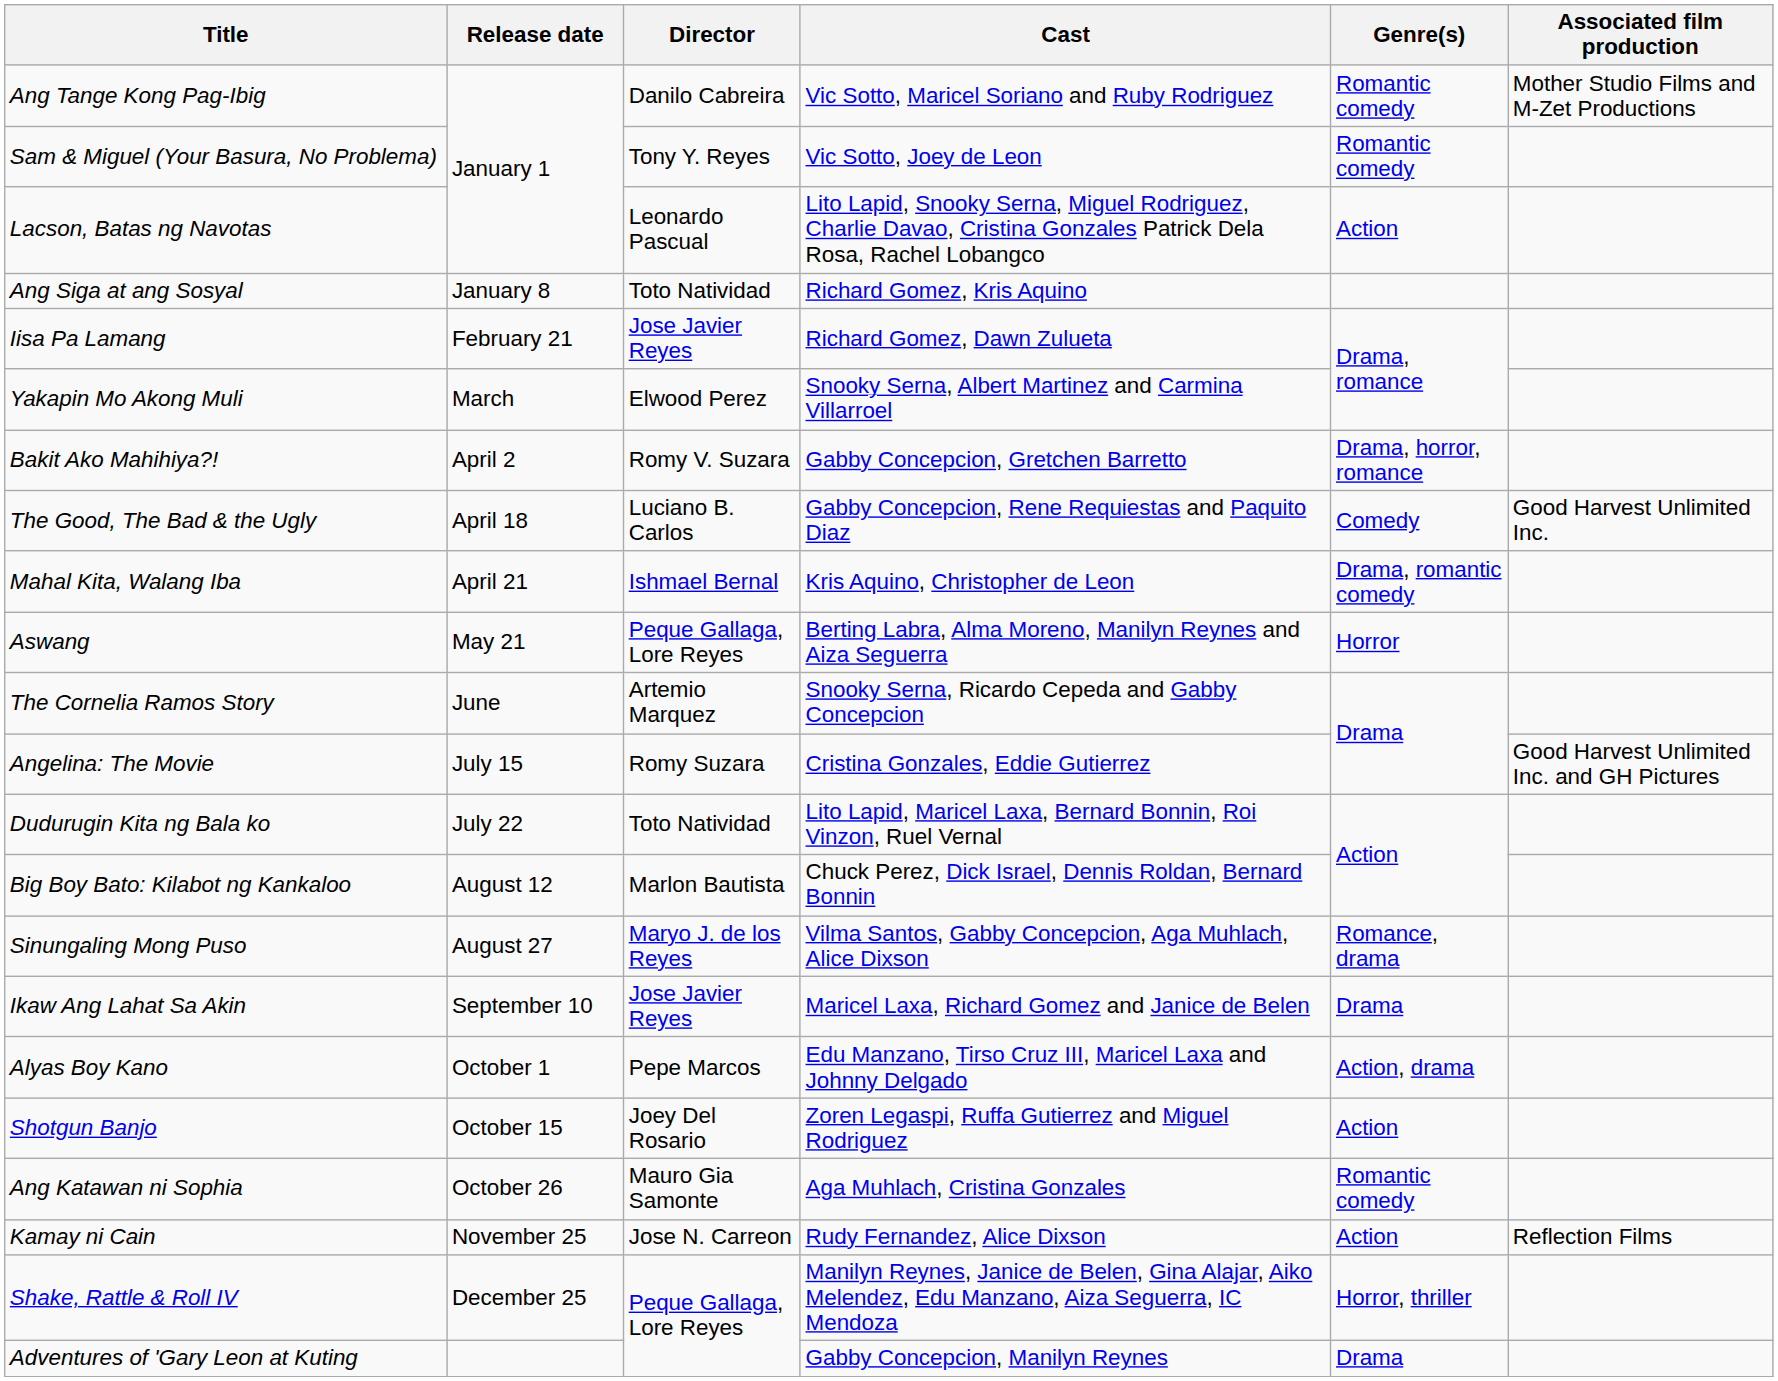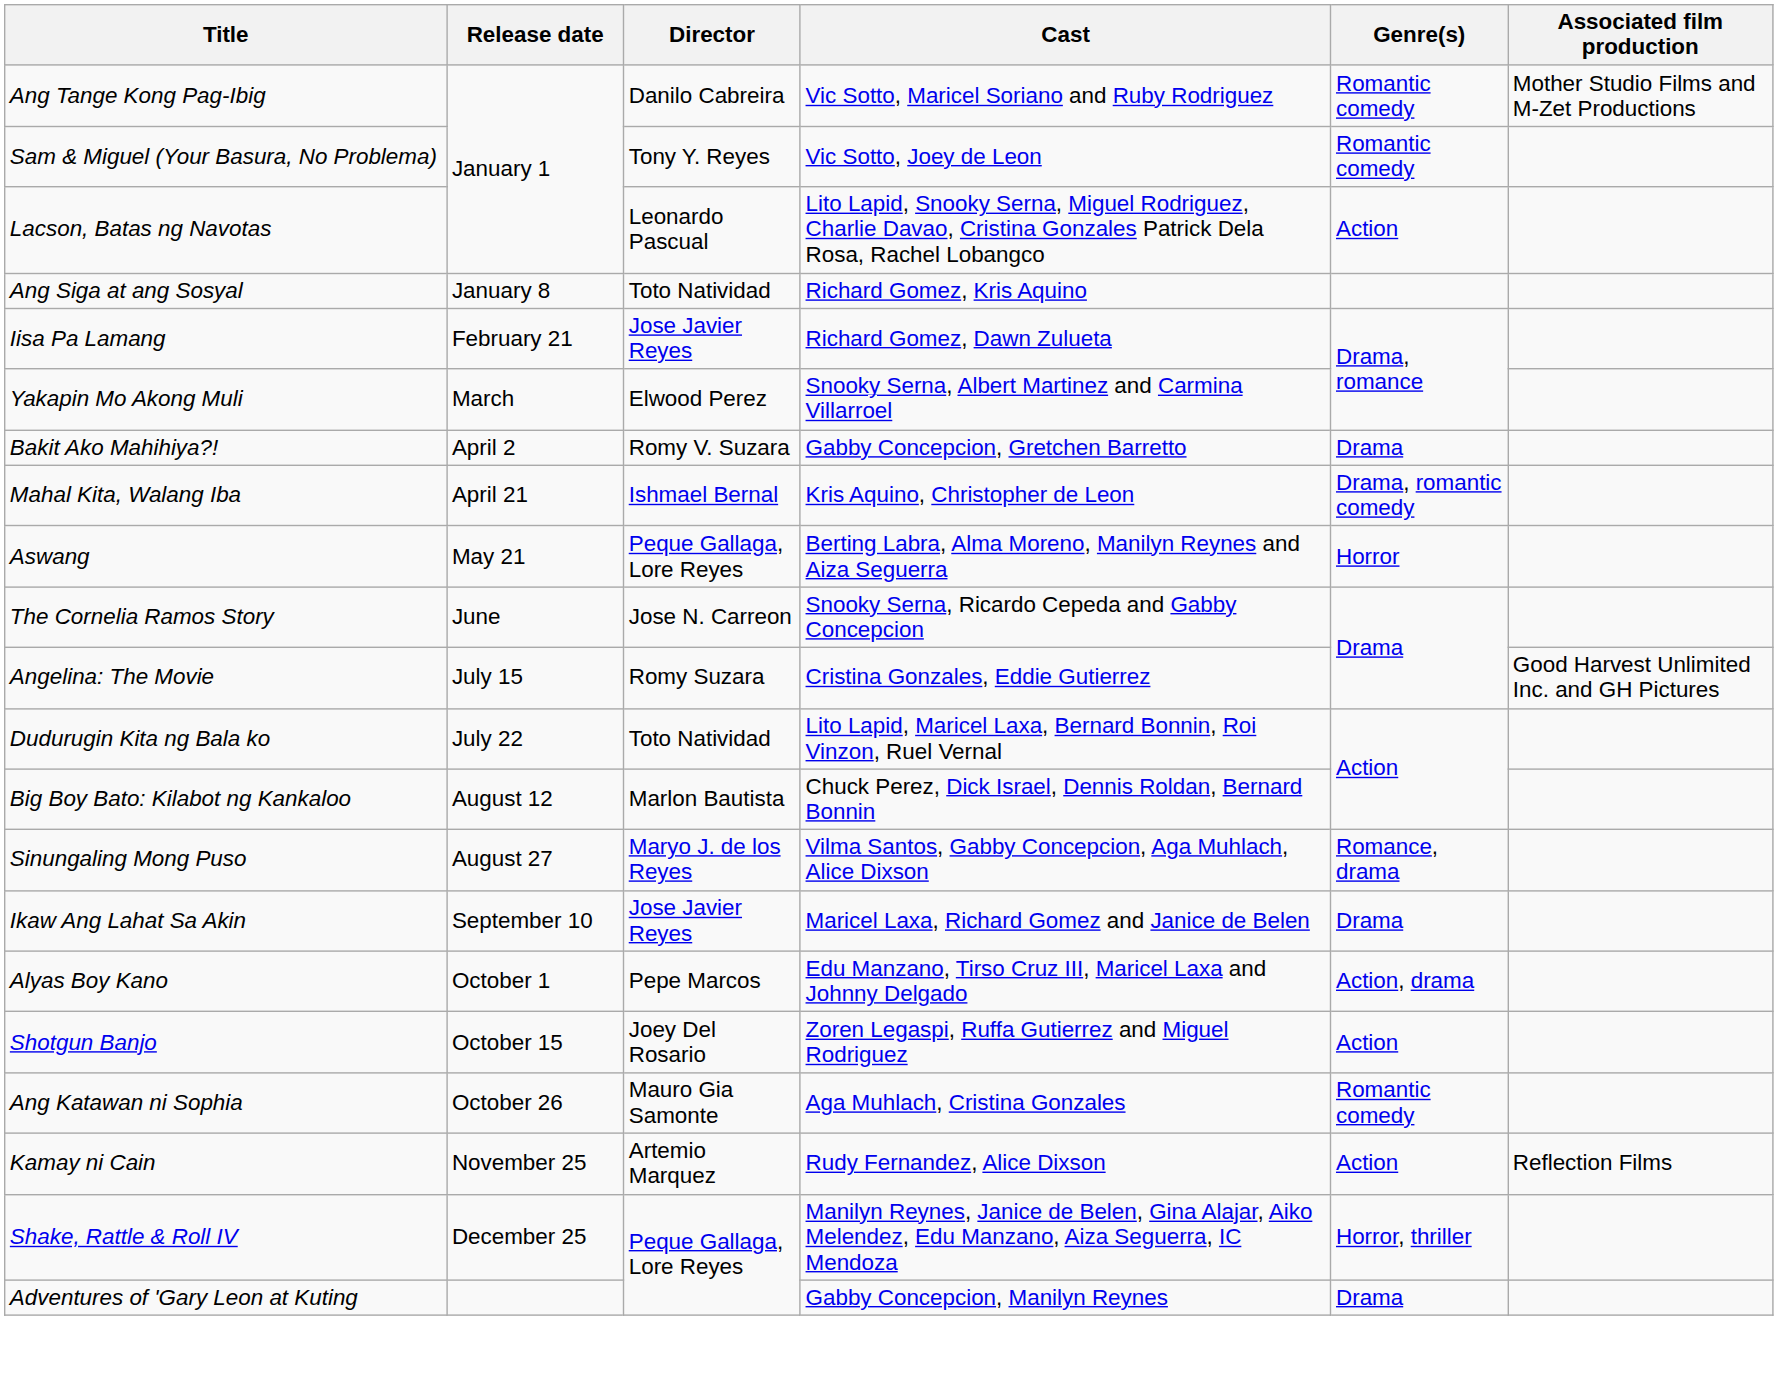(1408, 459) Drama, horror, romance -> (1370, 447) Drama
- row: (163, 520)
(672, 702) Artemio Marquez -> (710, 616) Jose N. Carreon
(710, 1236) Jose N. Carreon -> (672, 1163) Artemio Marquez
